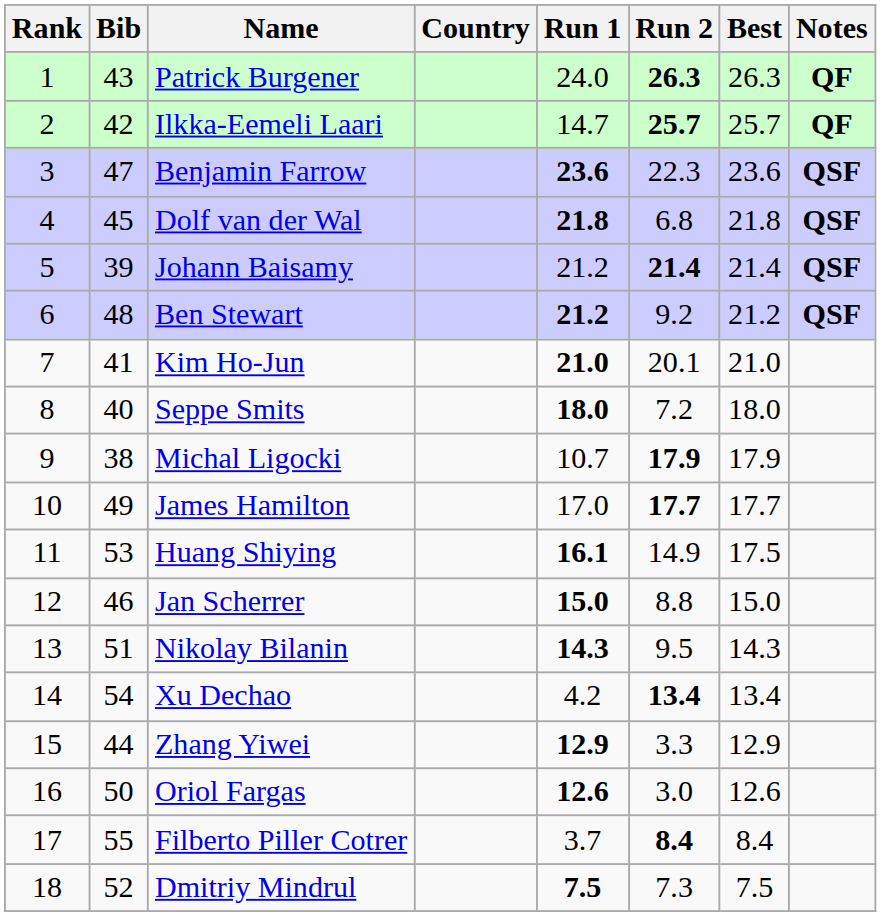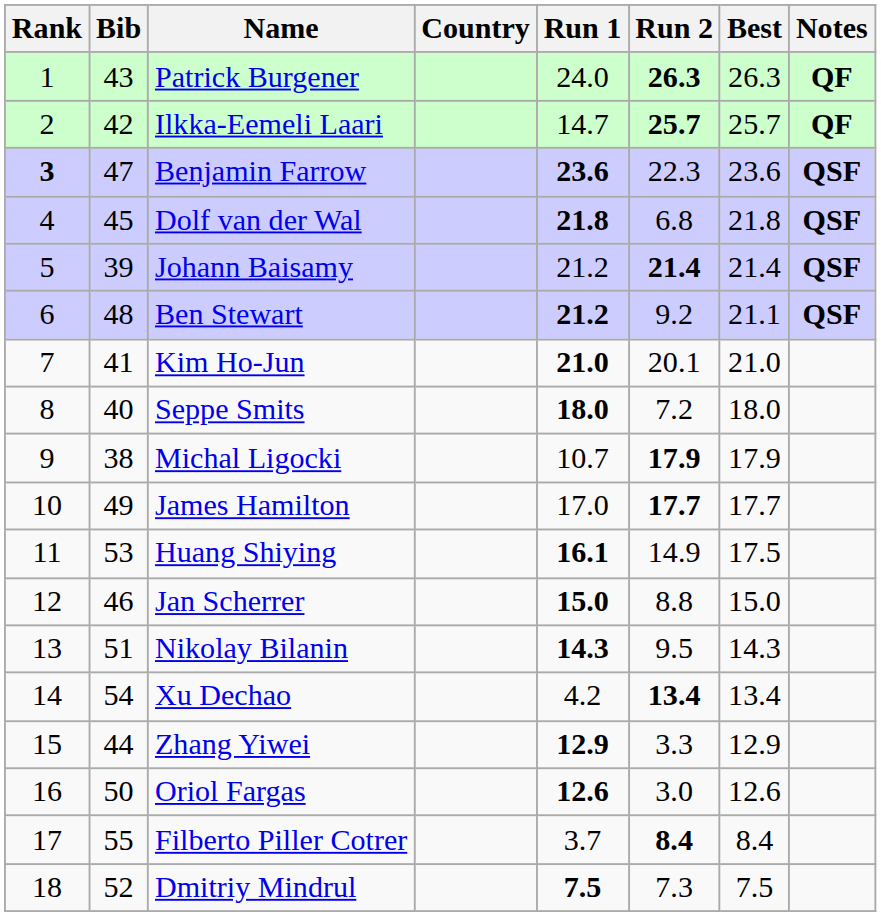(47, 171) normal -> (47, 171) bold
(754, 314) 21.2 -> (754, 314) 21.1
